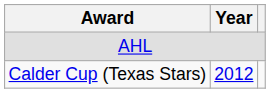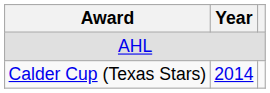(234, 74) 2012 -> (234, 74) 2014
